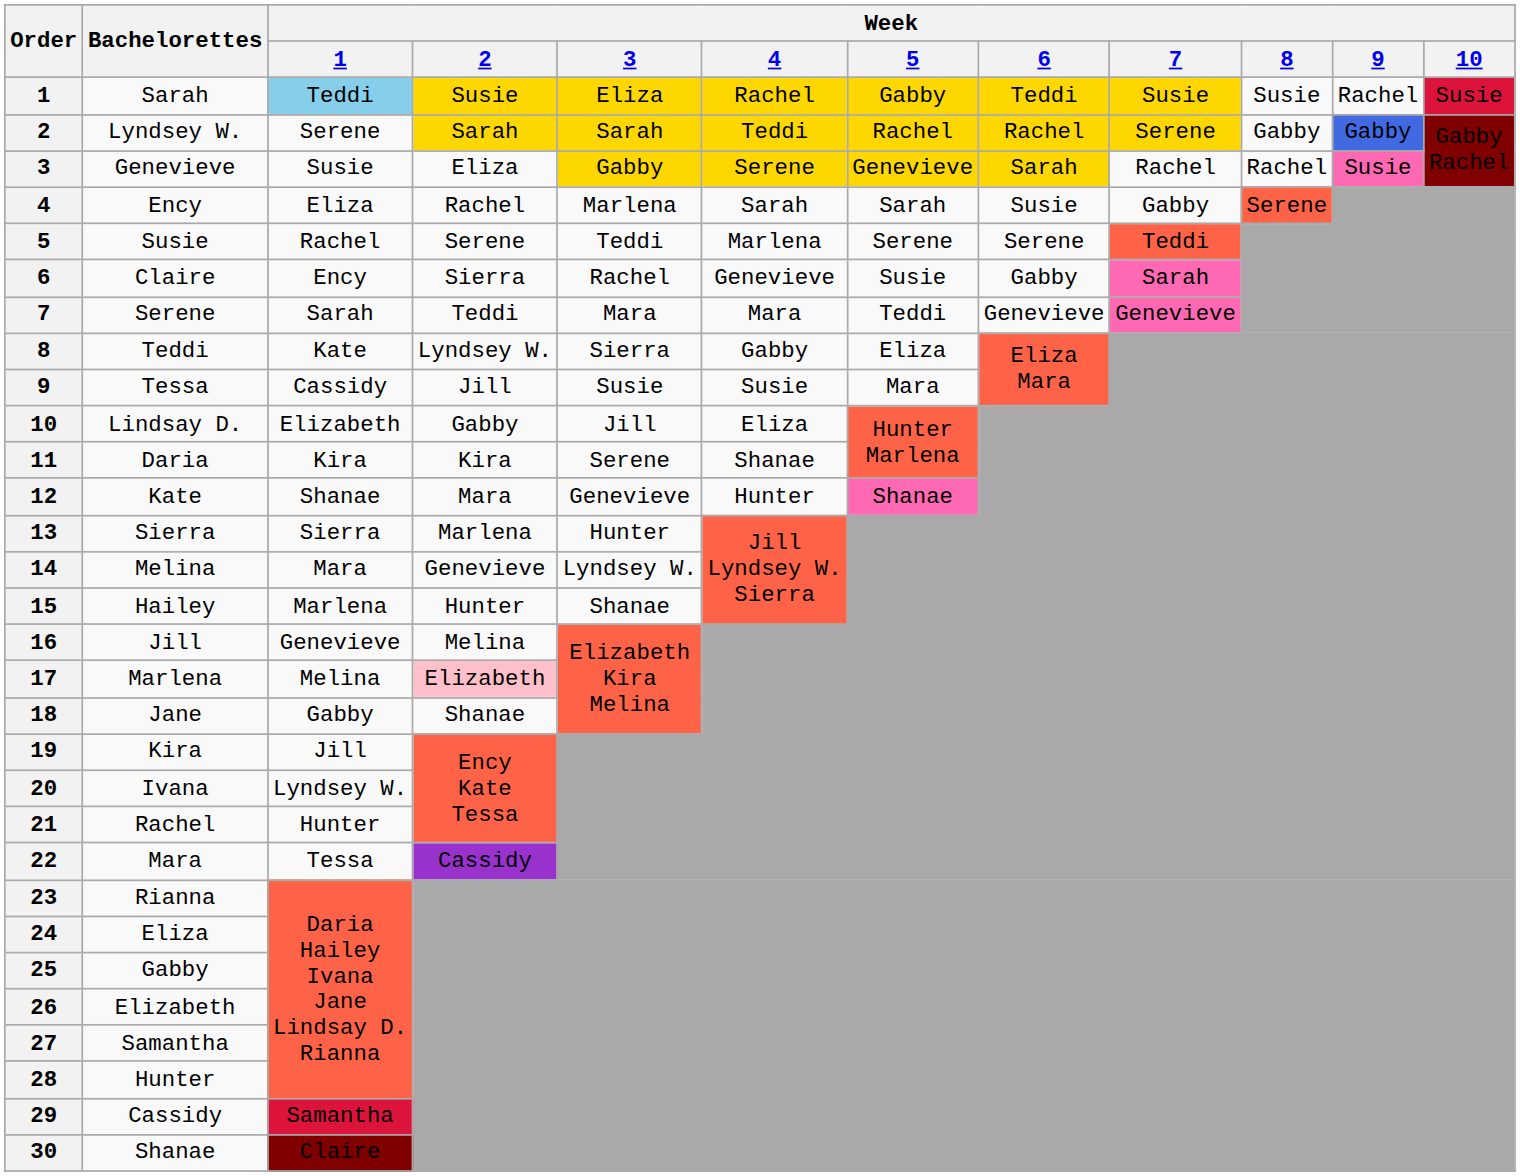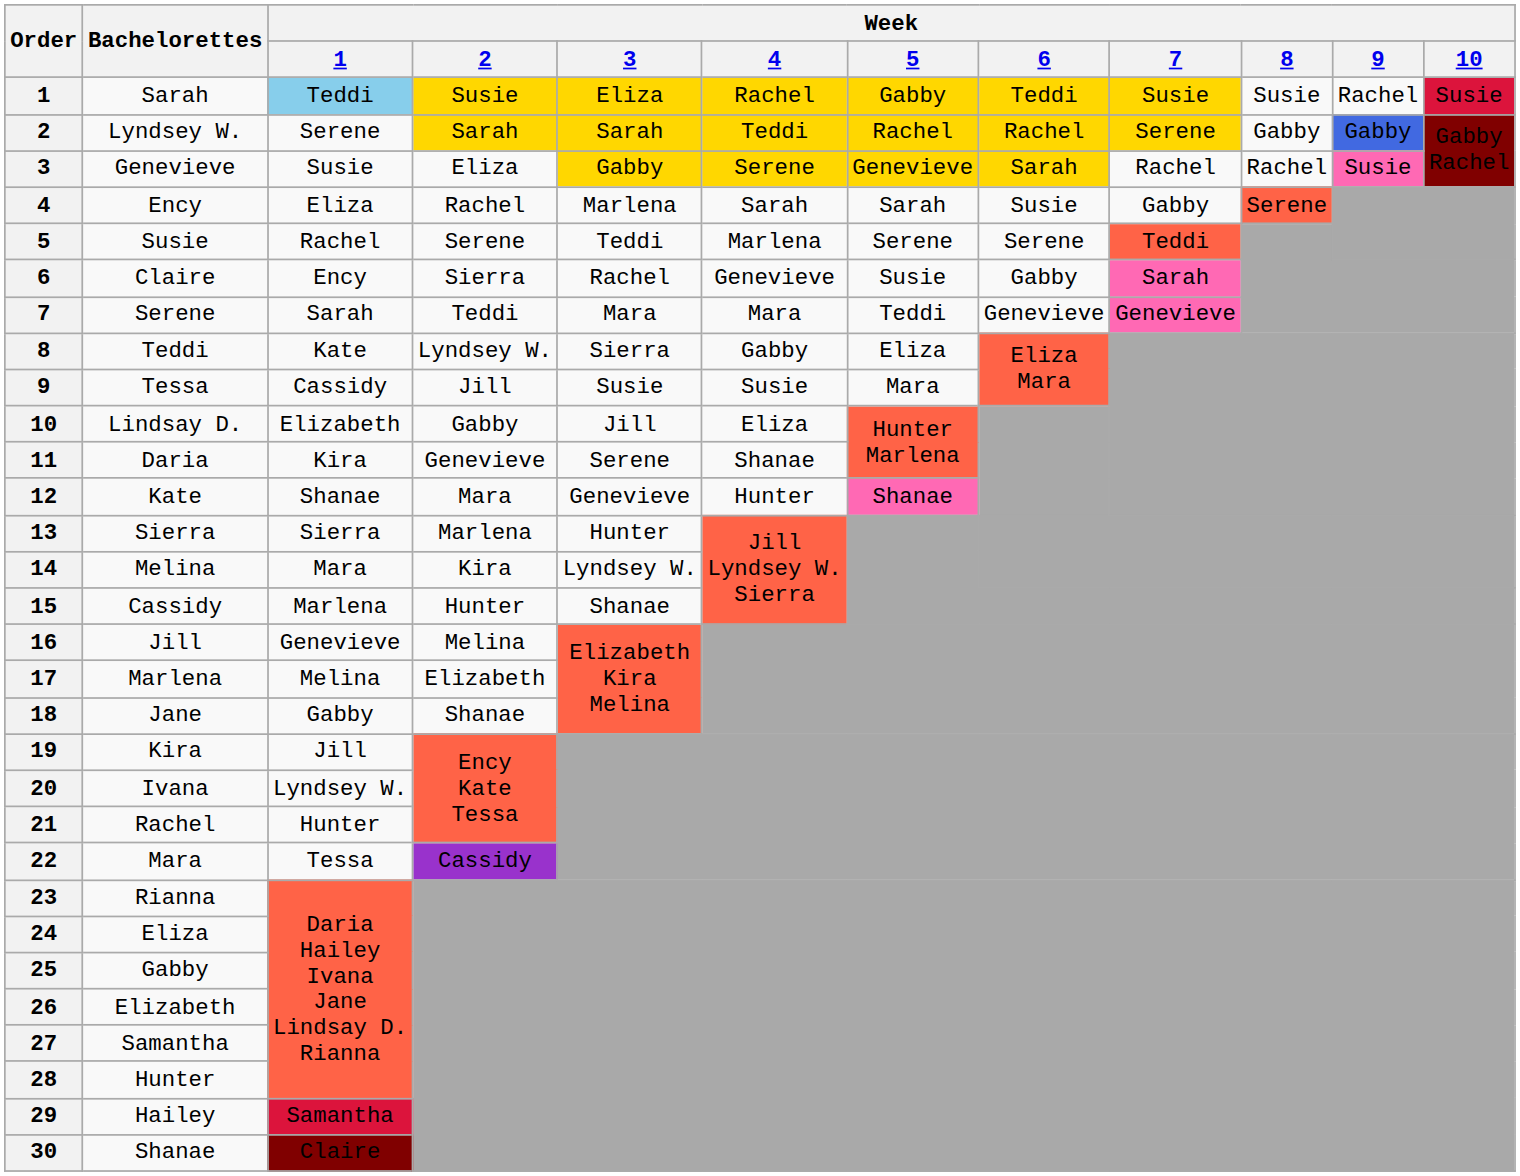(485, 460) Kira -> (485, 460) Genevieve
(485, 570) Genevieve -> (485, 570) Kira
(175, 606) Hailey -> (175, 606) Cassidy
(485, 679) pink background -> (485, 679) no background
(175, 1116) Cassidy -> (175, 1116) Hailey
